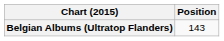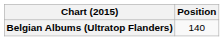(197, 28) 143 -> (197, 28) 140
